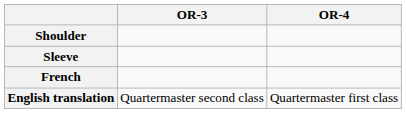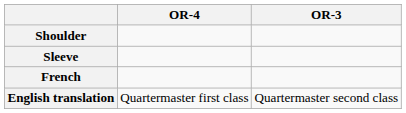columns swapped: (334, 14) <-> (192, 14)
